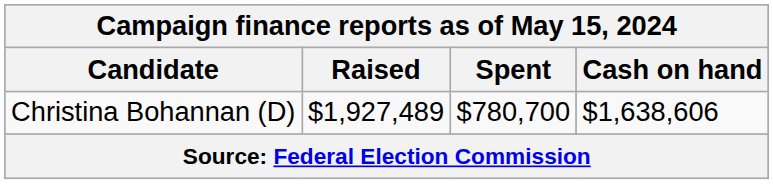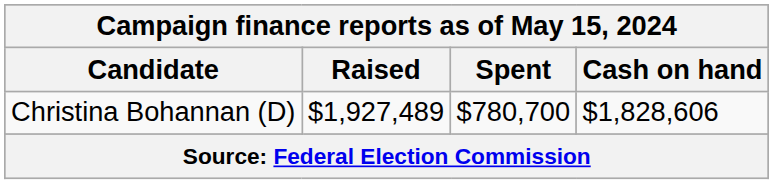(651, 112) $1,638,606 -> (651, 112) $1,828,606
